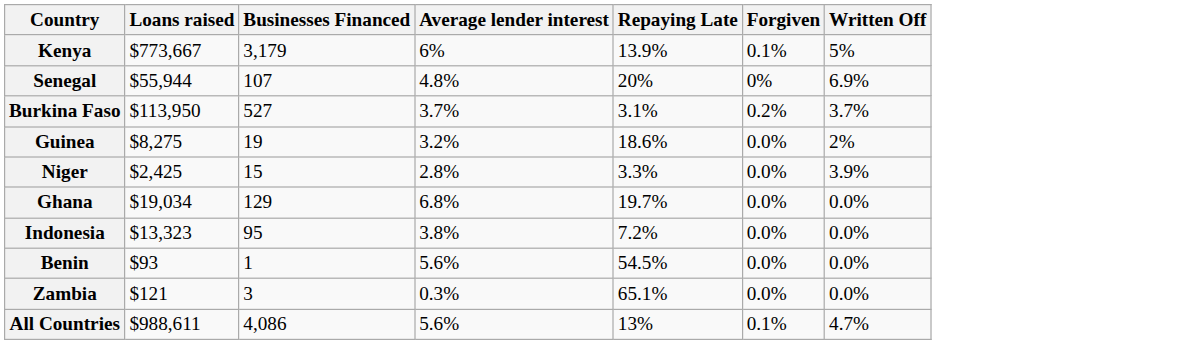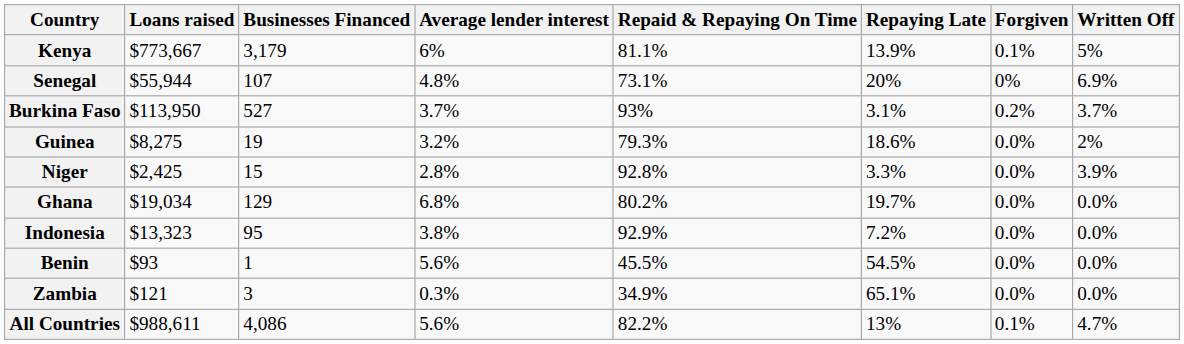+ column: (737, 19)
